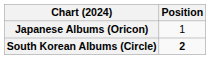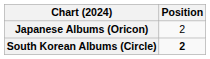(182, 29) 1 -> (182, 29) 2
